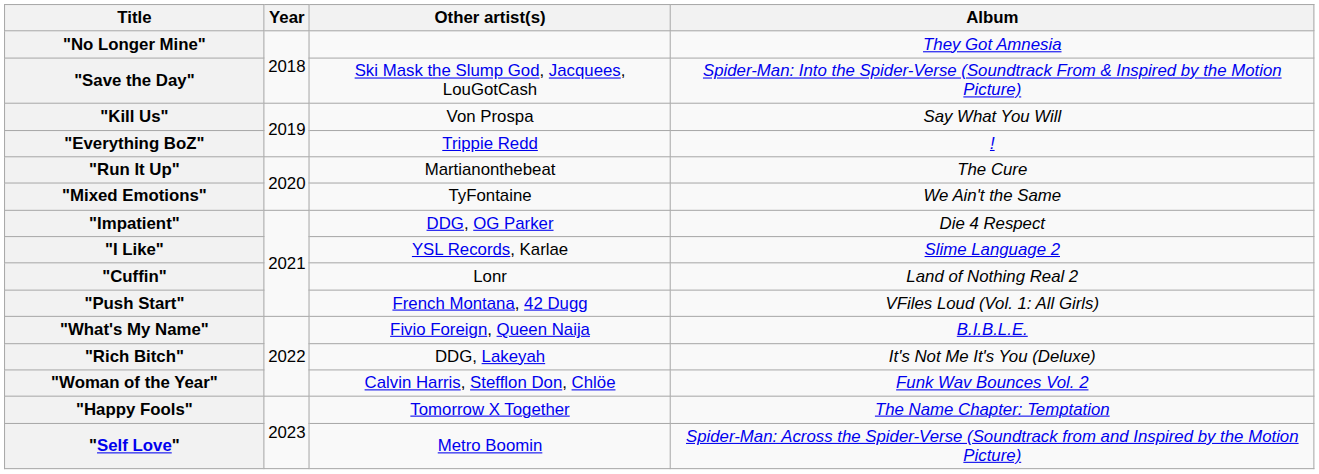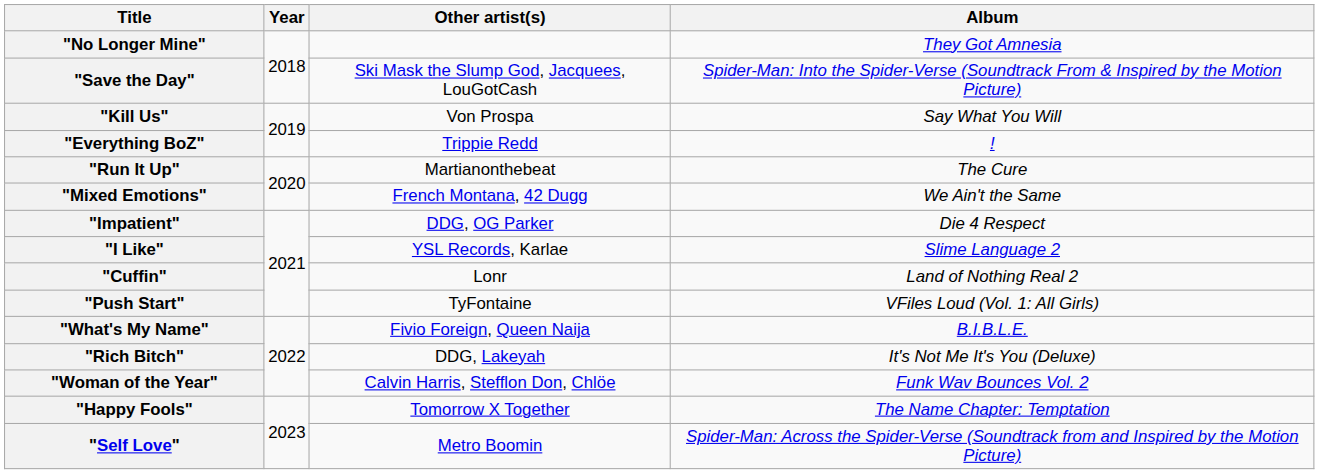(490, 196) TyFontaine -> (490, 196) French Montana, 42 Dugg
(490, 303) French Montana, 42 Dugg -> (490, 303) TyFontaine
